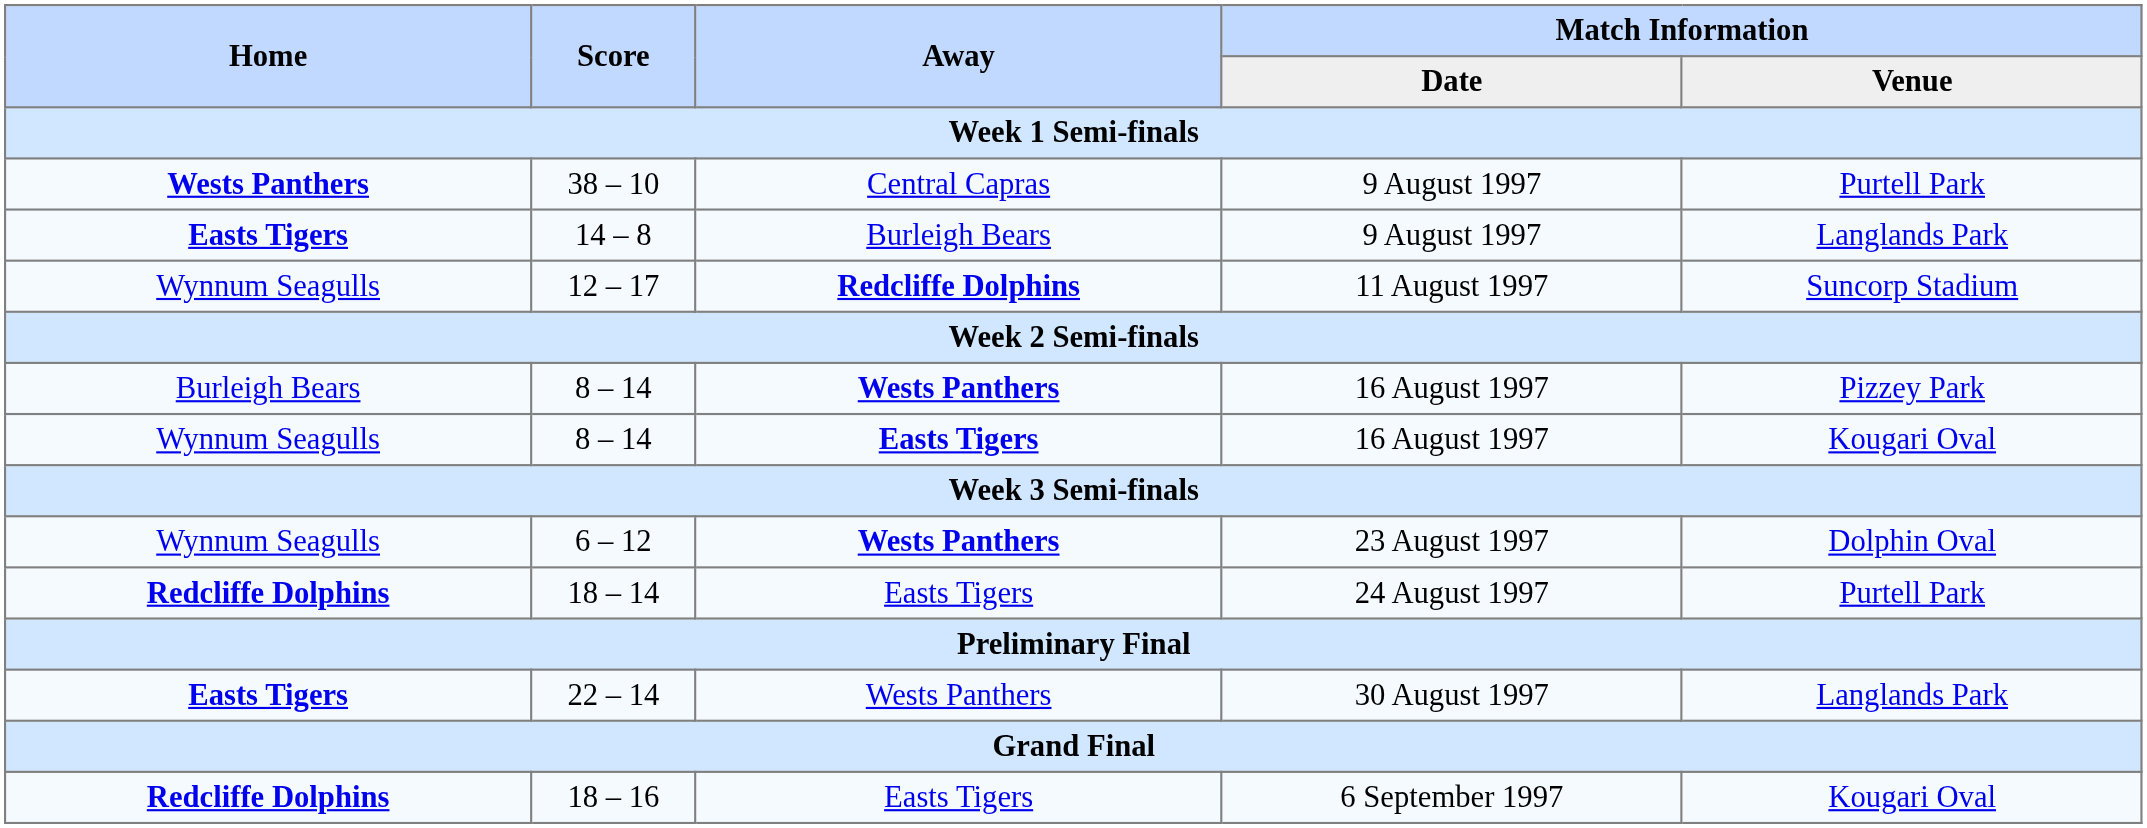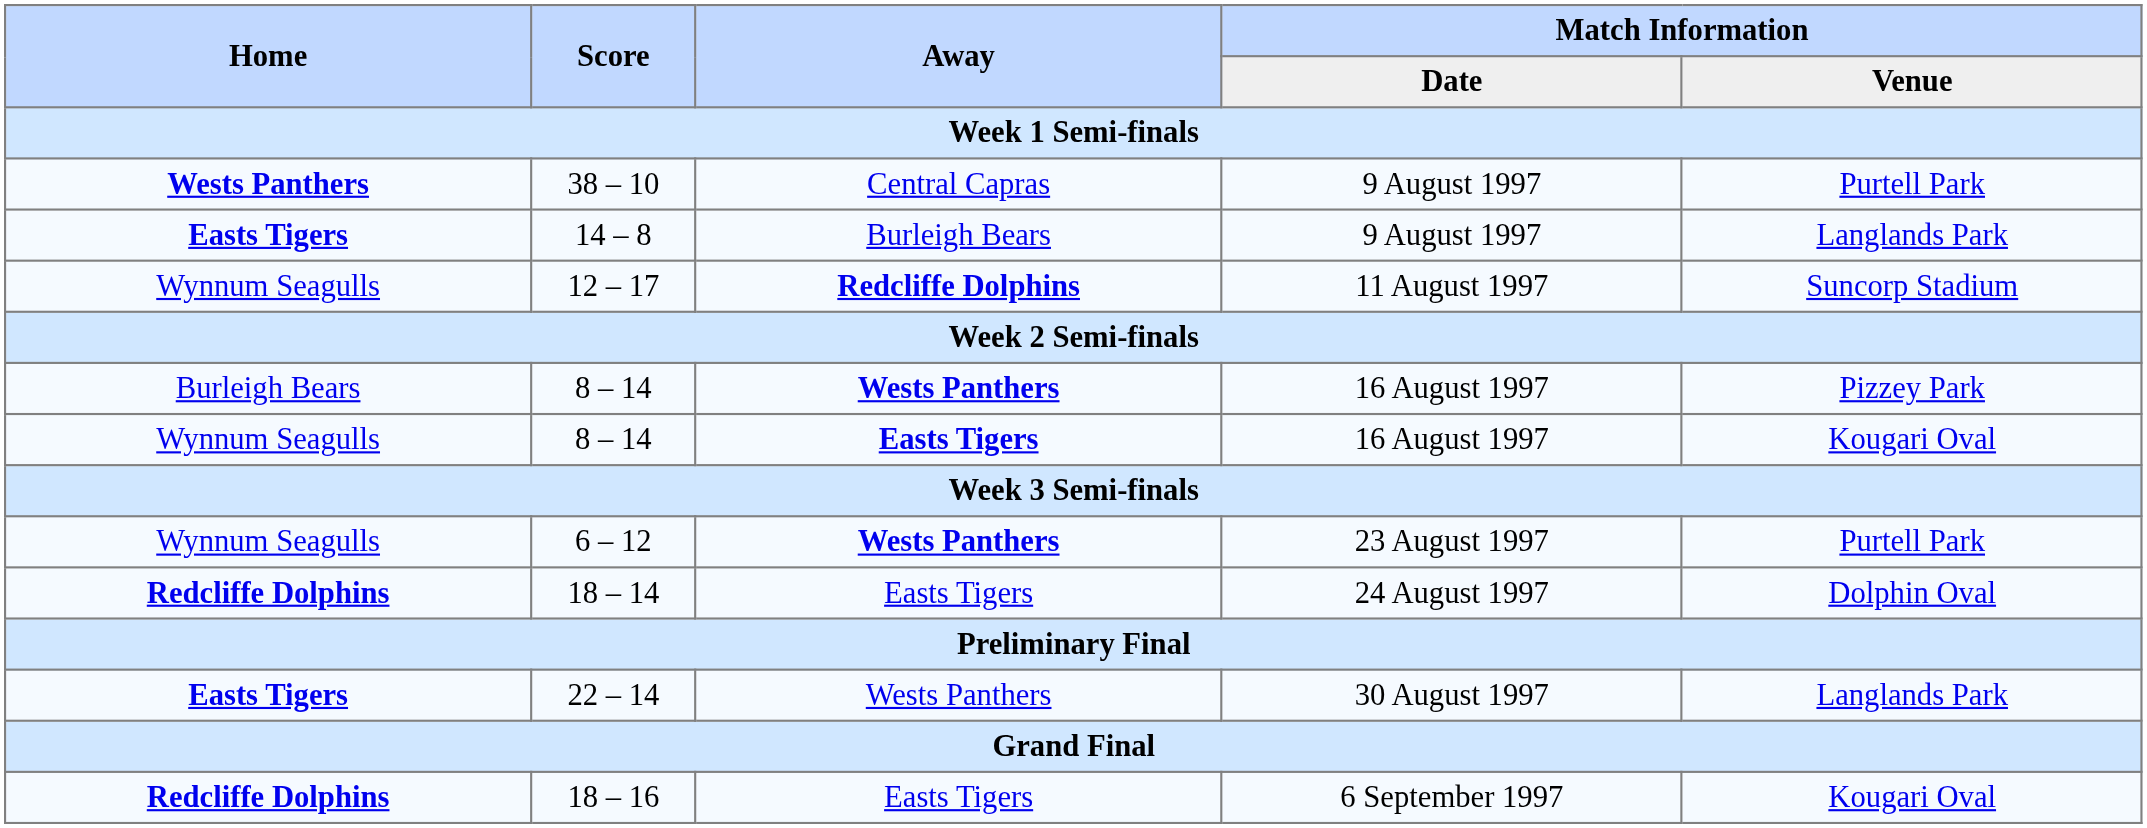(1912, 541) Dolphin Oval -> (1912, 541) Purtell Park
(1912, 592) Purtell Park -> (1912, 592) Dolphin Oval
